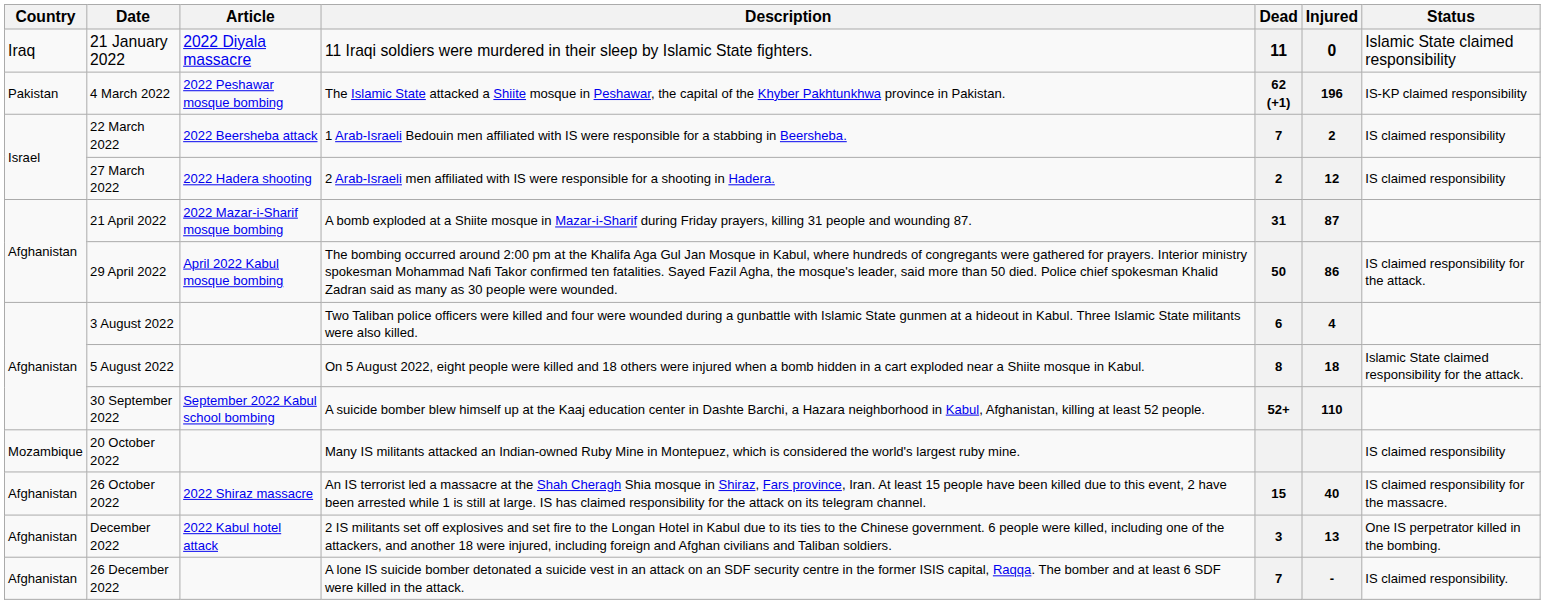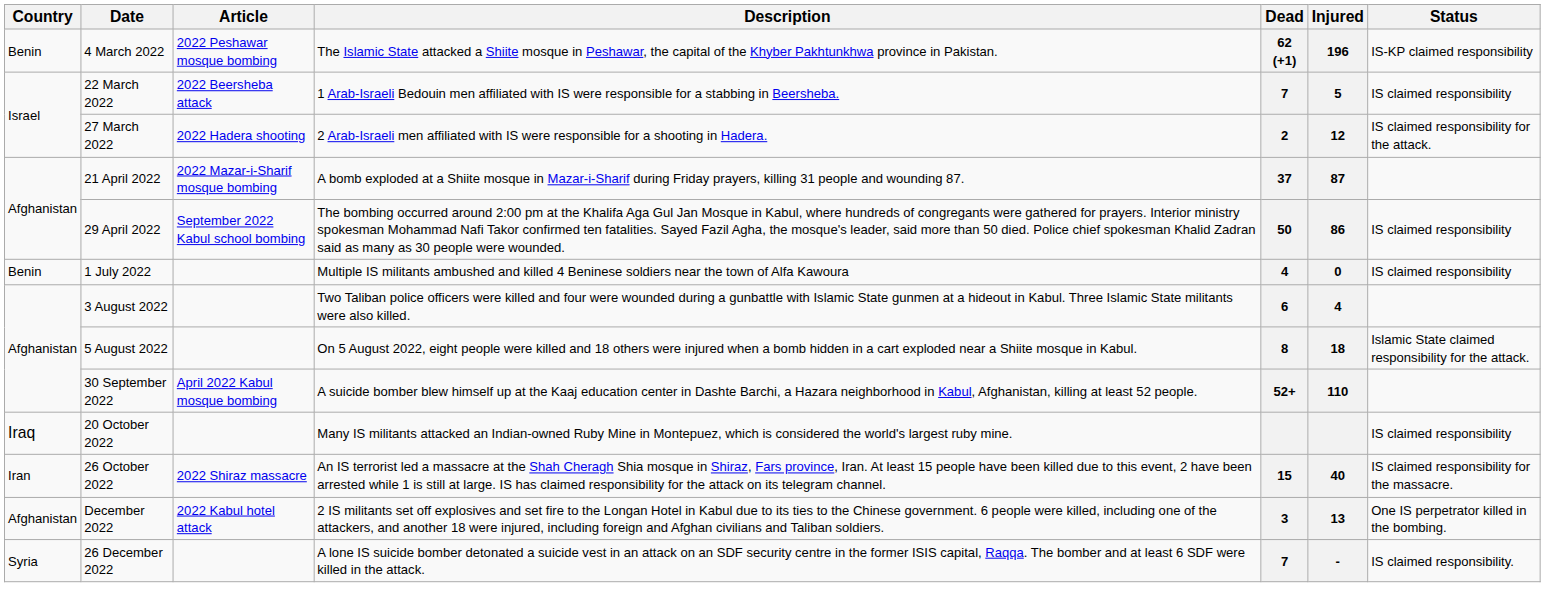- row: (129, 50)
(33, 94) Pakistan -> (25, 51) Benin
(1332, 136) 2 -> (1338, 94) 5
(1435, 179) IS claimed responsibility -> (1451, 136) IS claimed responsibility for the attack.
(1279, 221) 31 -> (1285, 179) 37
(233, 271) April 2022 Kabul mosque bombing -> (241, 229) September 2022 Kabul school bombing
(1445, 272) IS claimed responsibility for the attack. -> (1441, 230) IS claimed responsibility
+ row: (118, 272)
(250, 408) September 2022 Kabul school bombing -> (227, 390) April 2022 Kabul mosque bombing
(45, 451) Mozambique -> (22, 433) Iraq
(43, 494) Afghanistan -> (19, 476) Iran
(43, 579) Afghanistan -> (23, 561) Syria
